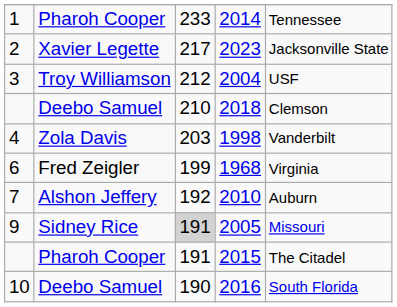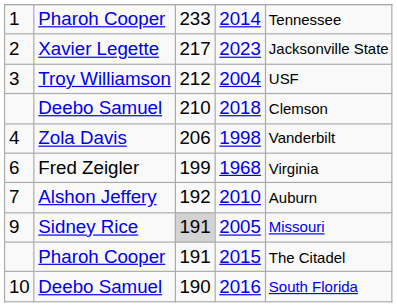(195, 138) 203 -> (195, 138) 206
